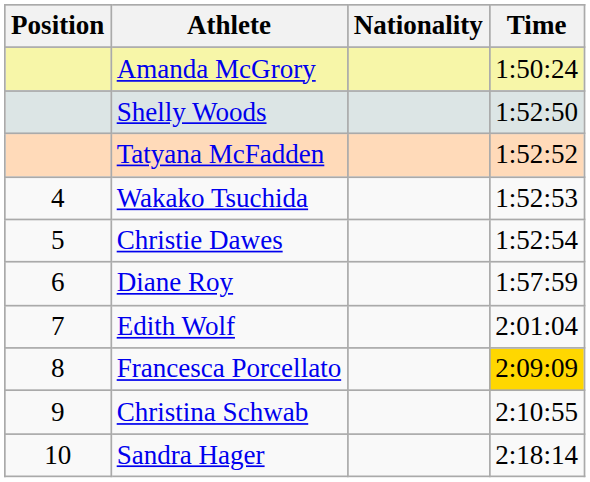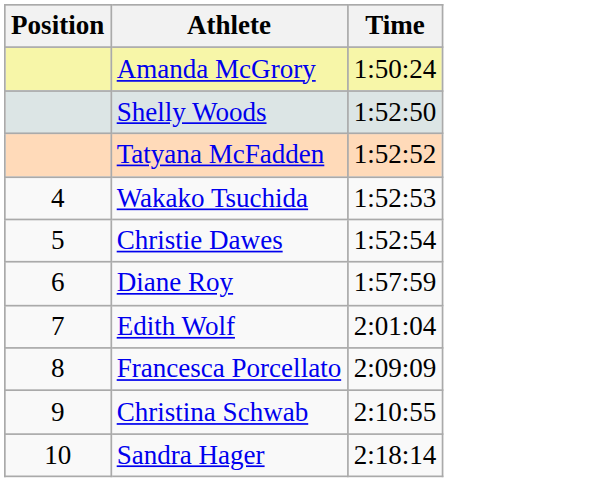- column: (418, 25)
(537, 369) gold background -> (395, 369) no background
